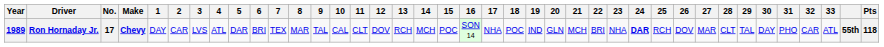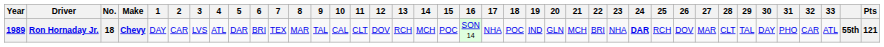(109, 30) 17 -> (109, 30) 18
(870, 30) 118 -> (870, 30) 121
